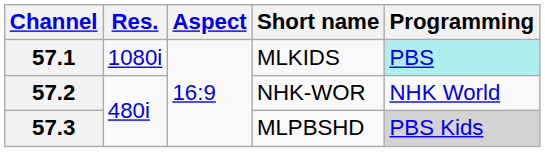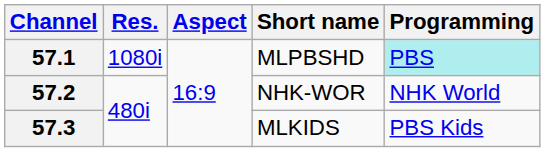(298, 57) MLKIDS -> (311, 57) MLPBSHD
(311, 127) MLPBSHD -> (298, 127) MLKIDS
(436, 127) lightgrey background -> (436, 127) no background
